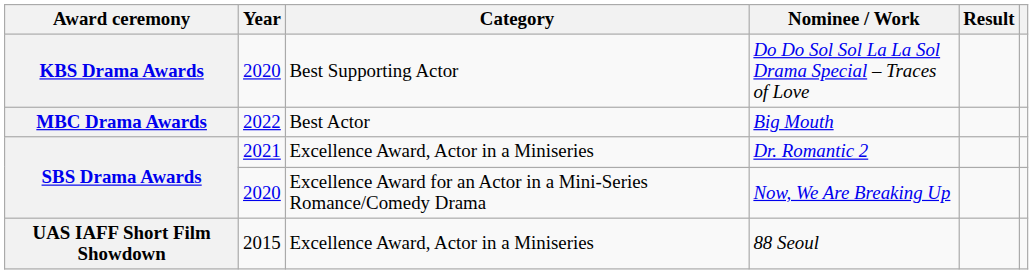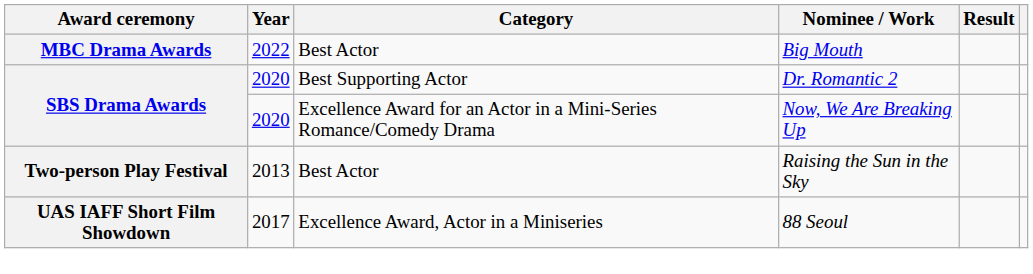- row: (847, 70)
(262, 151) 2021 -> (271, 79) 2020
(442, 151) Excellence Award, Actor in a Miniseries -> (383, 79) Best Supporting Actor
+ row: (865, 171)
(262, 243) 2015 -> (271, 222) 2017
